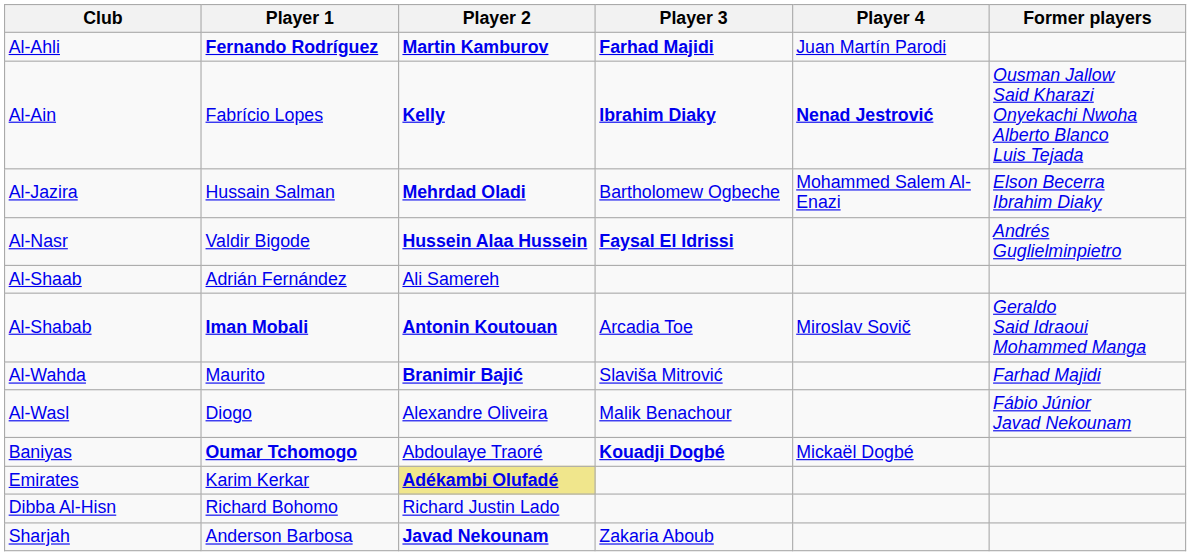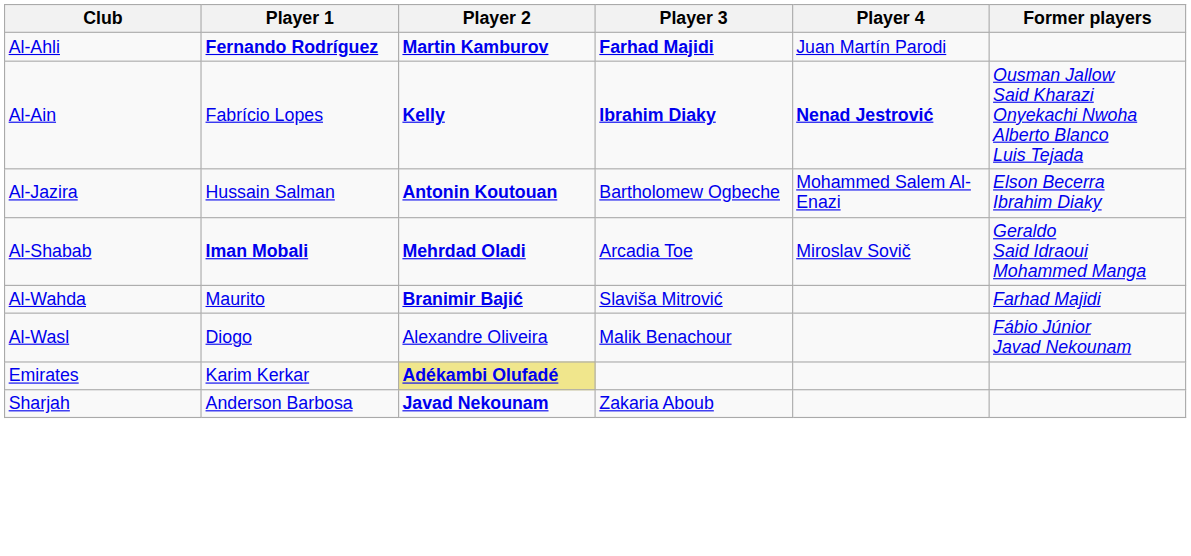(464, 192) Mehrdad Oladi -> (480, 192) Antonin Koutouan
- row: (38, 241)
- row: (45, 279)
(480, 327) Antonin Koutouan -> (464, 251) Mehrdad Oladi
- row: (40, 451)
- row: (62, 508)
